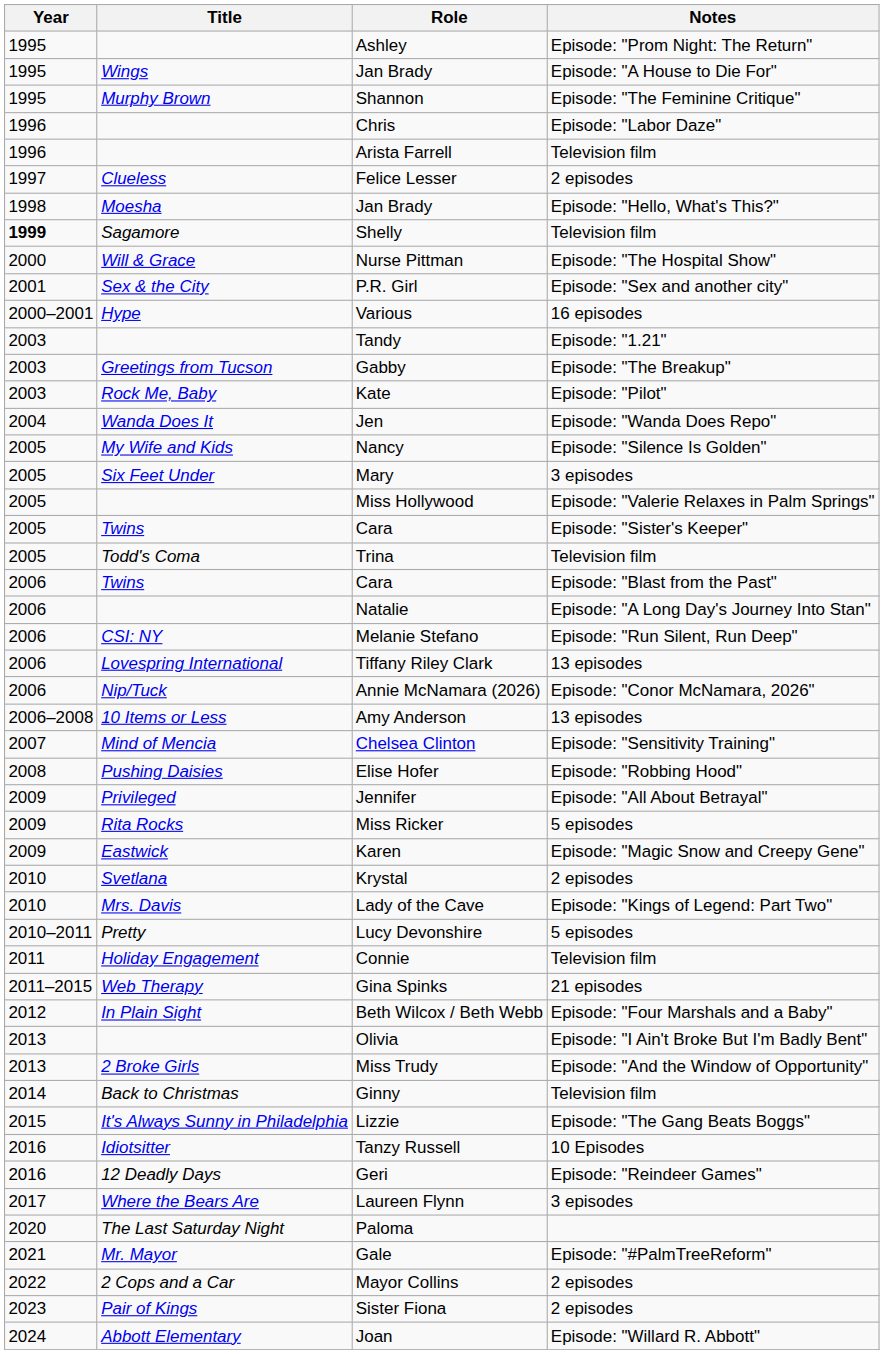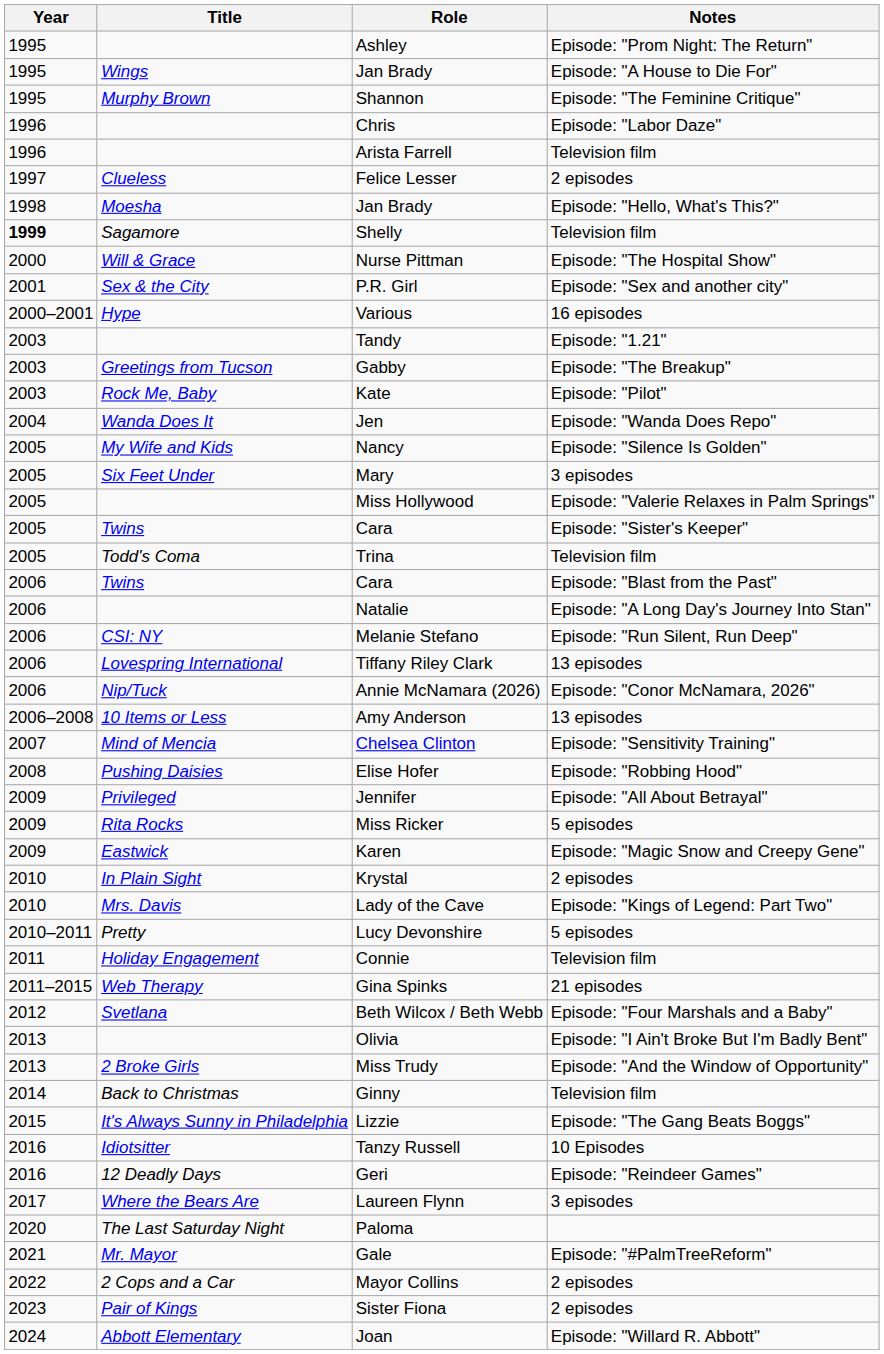(134, 878) Svetlana -> (151, 878) In Plain Sight
(151, 1013) In Plain Sight -> (134, 1013) Svetlana
